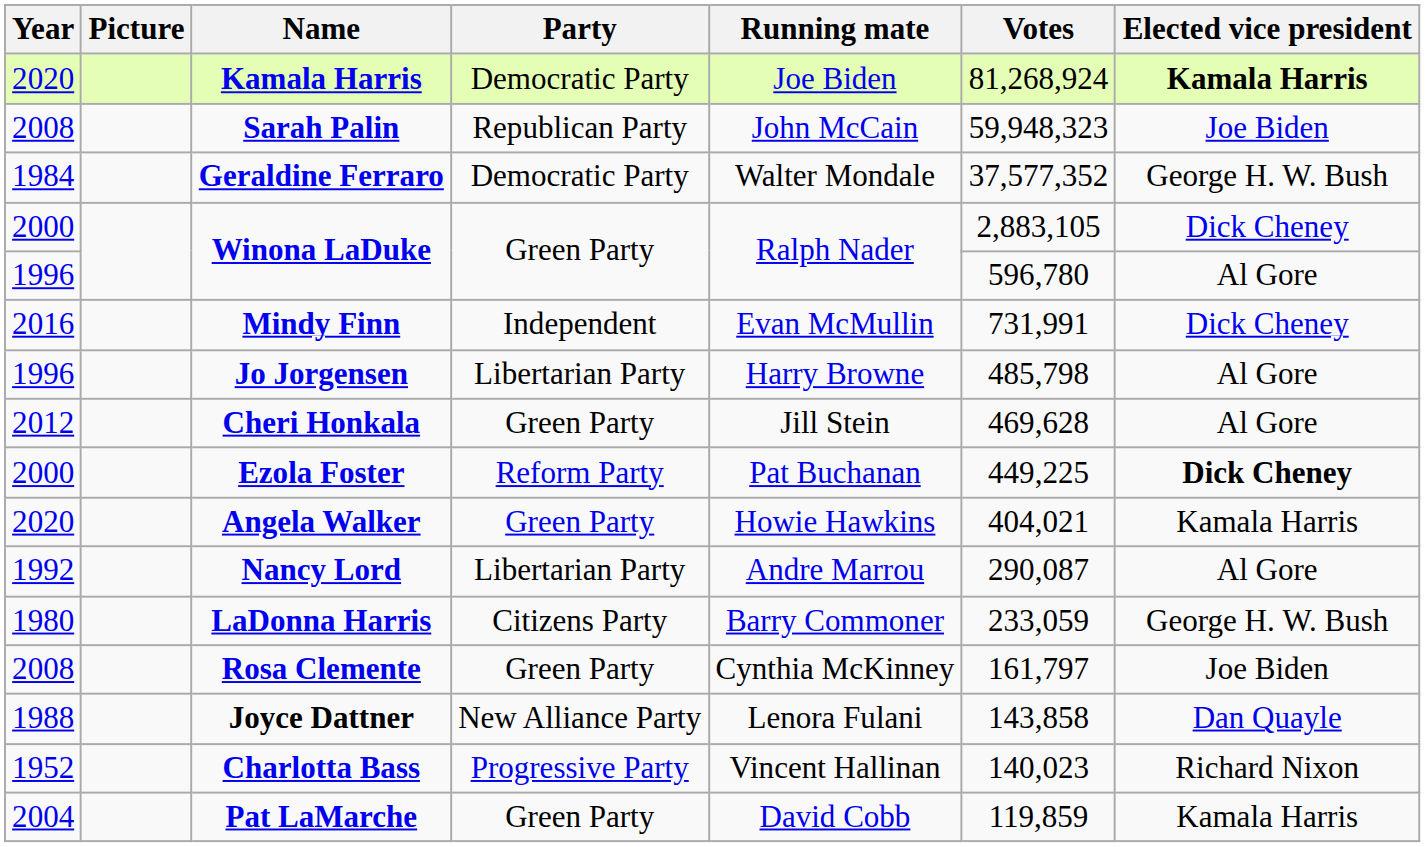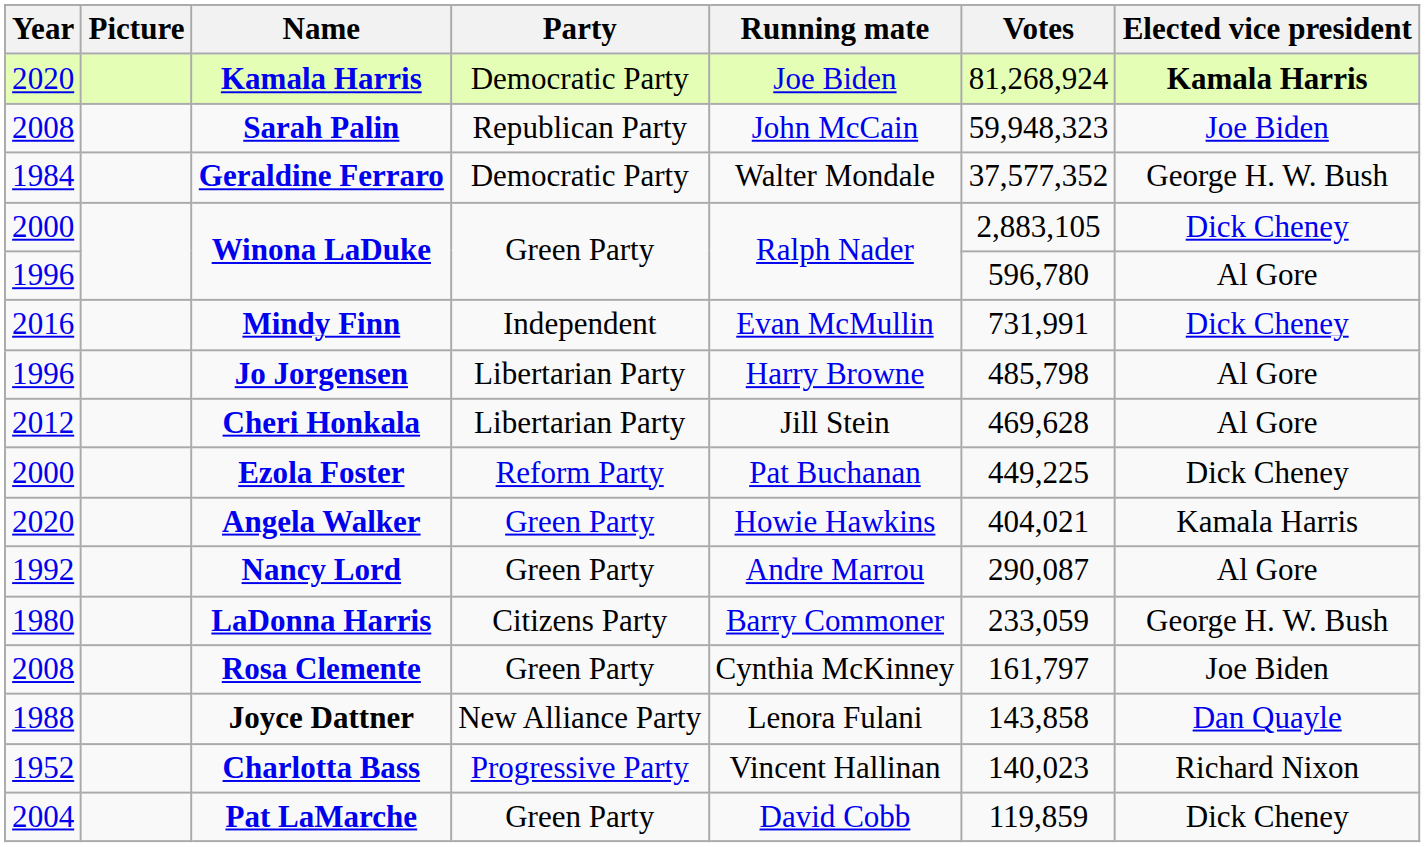(580, 422) Green Party -> (580, 422) Libertarian Party
(1267, 472) bold -> (1267, 472) normal
(580, 570) Libertarian Party -> (580, 570) Green Party
(1267, 816) Kamala Harris -> (1267, 816) Dick Cheney
